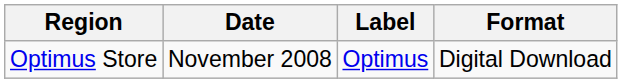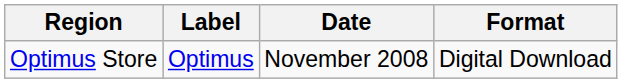columns swapped: (250, 22) <-> (385, 22)
